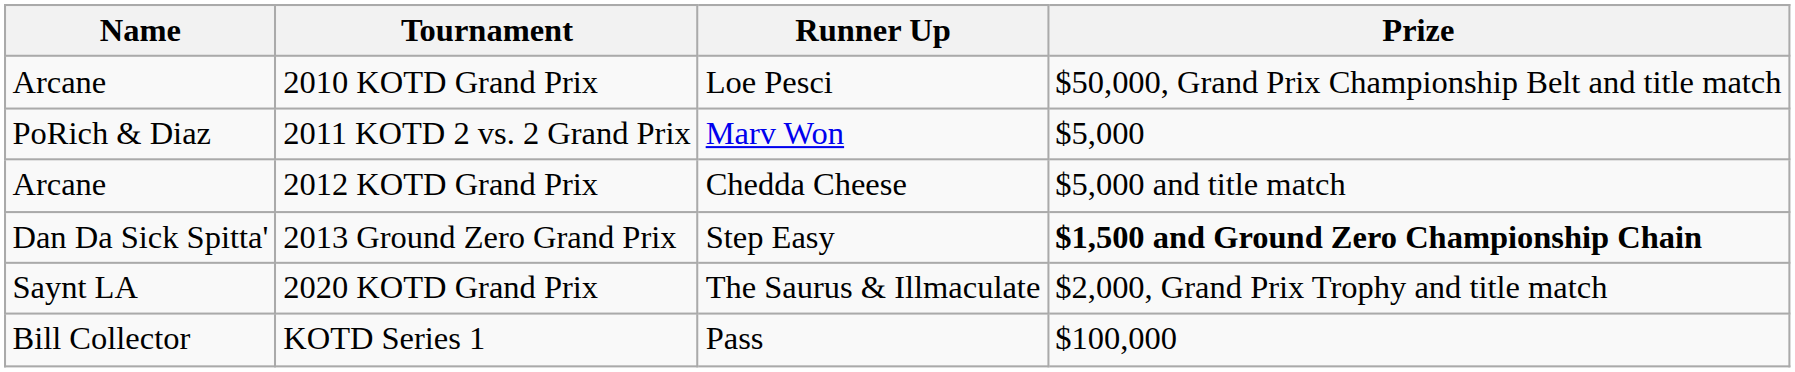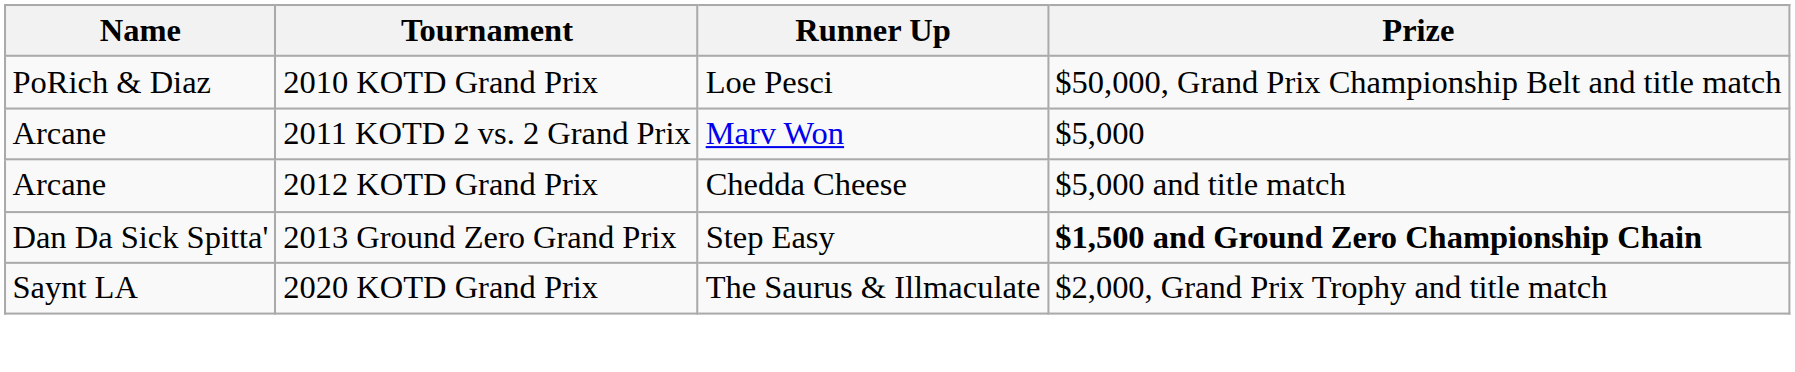(59, 81) Arcane -> (112, 81) PoRich & Diaz
(112, 133) PoRich & Diaz -> (59, 133) Arcane
- row: (384, 339)
